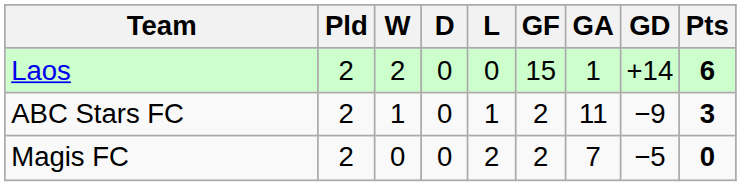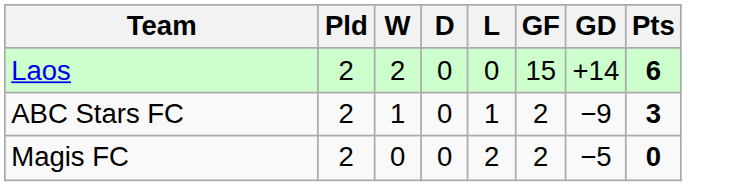- column: (593, 26)
